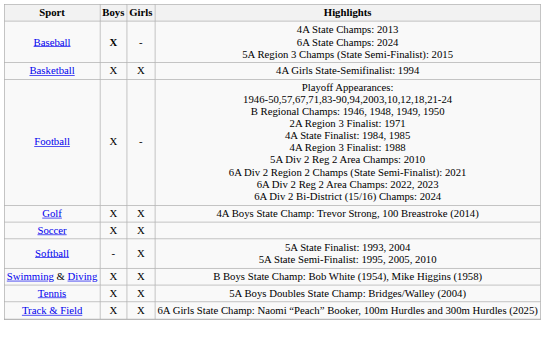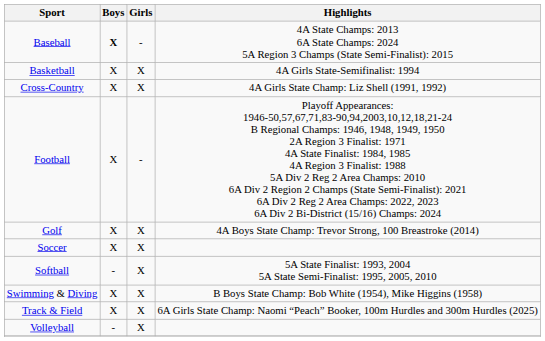+ row: (52, 88)
- row: (52, 293)
+ row: (52, 327)
